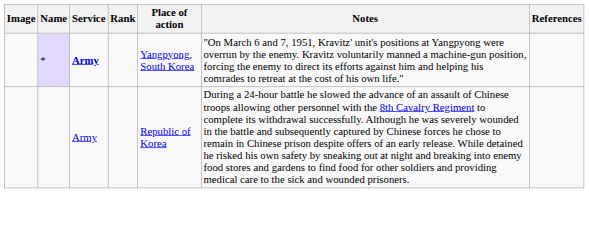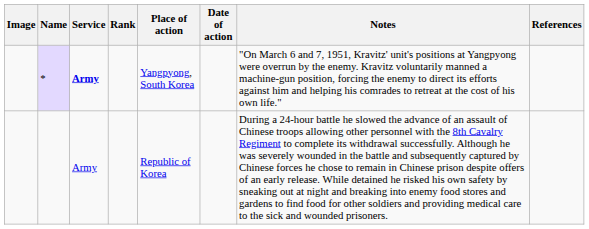+ column: (218, 25)
